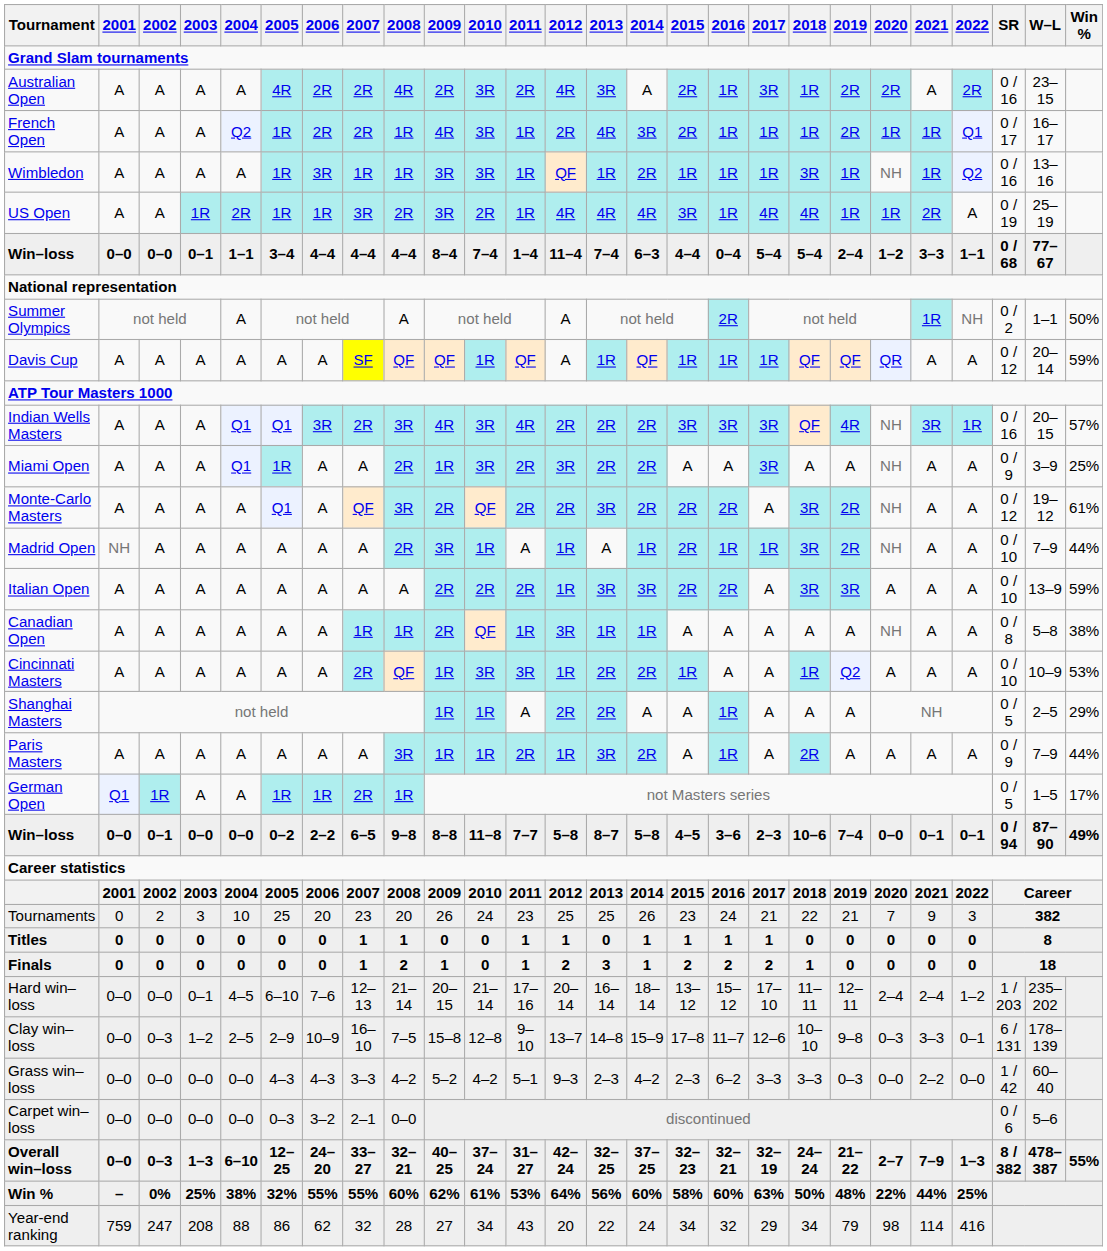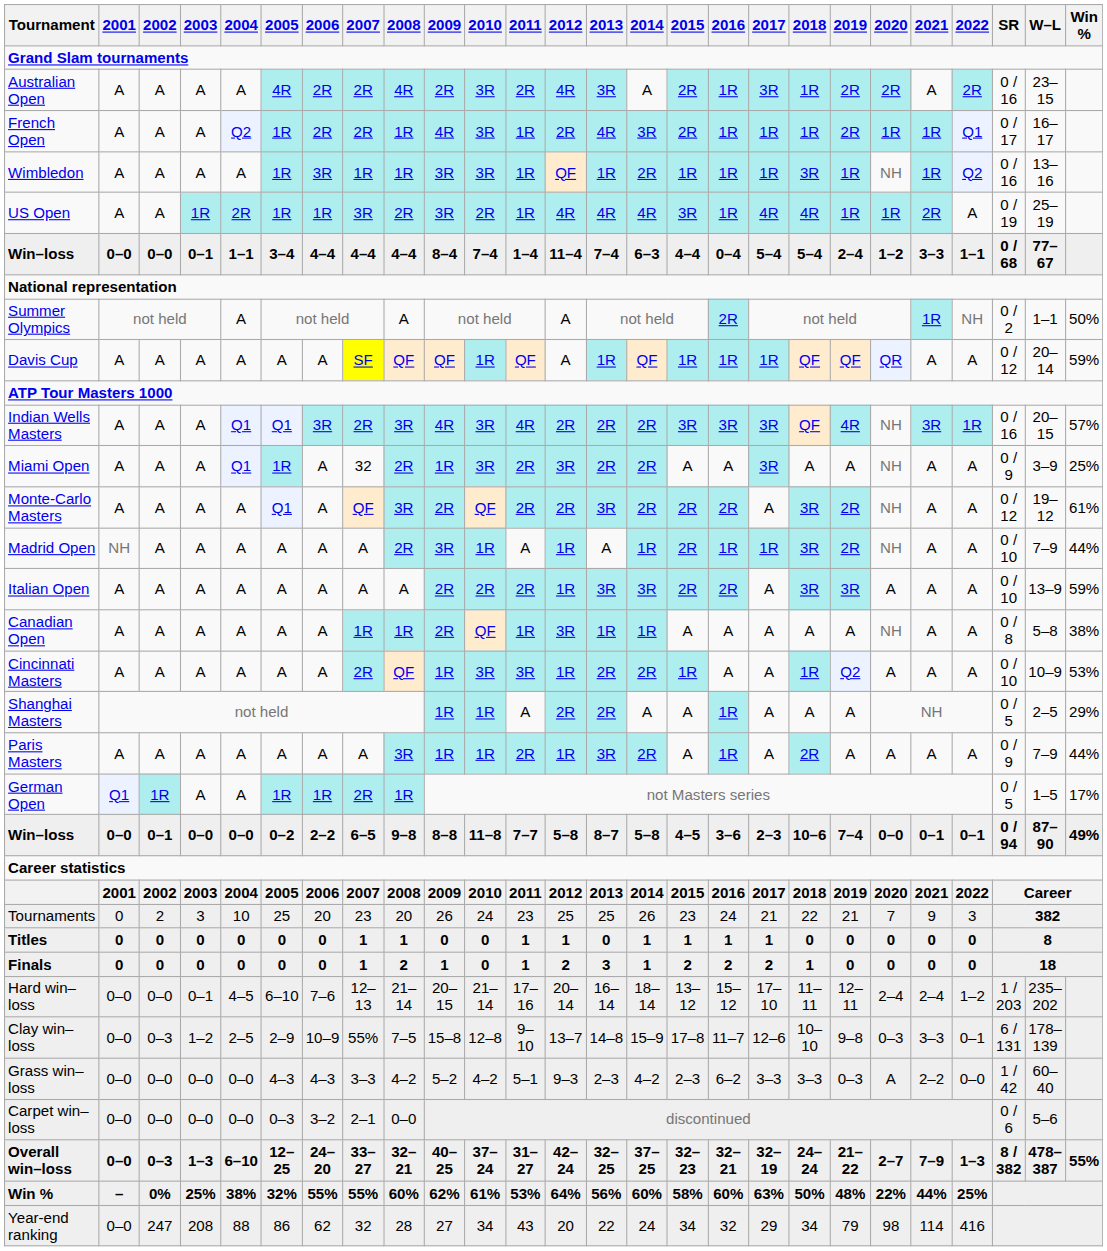(363, 466) A -> (363, 466) 32
(363, 1038) 16–10 -> (363, 1038) 55%
(891, 1079) 0–0 -> (891, 1079) A
(119, 1226) 759 -> (119, 1226) 0–0
